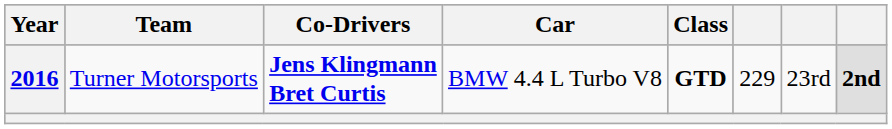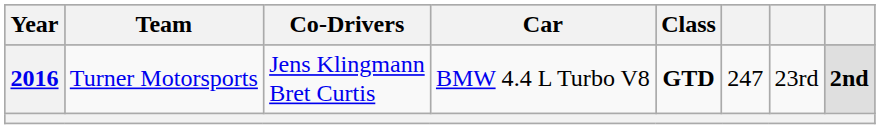(353, 78) bold -> (347, 78) normal
(757, 78) 229 -> (745, 78) 247
